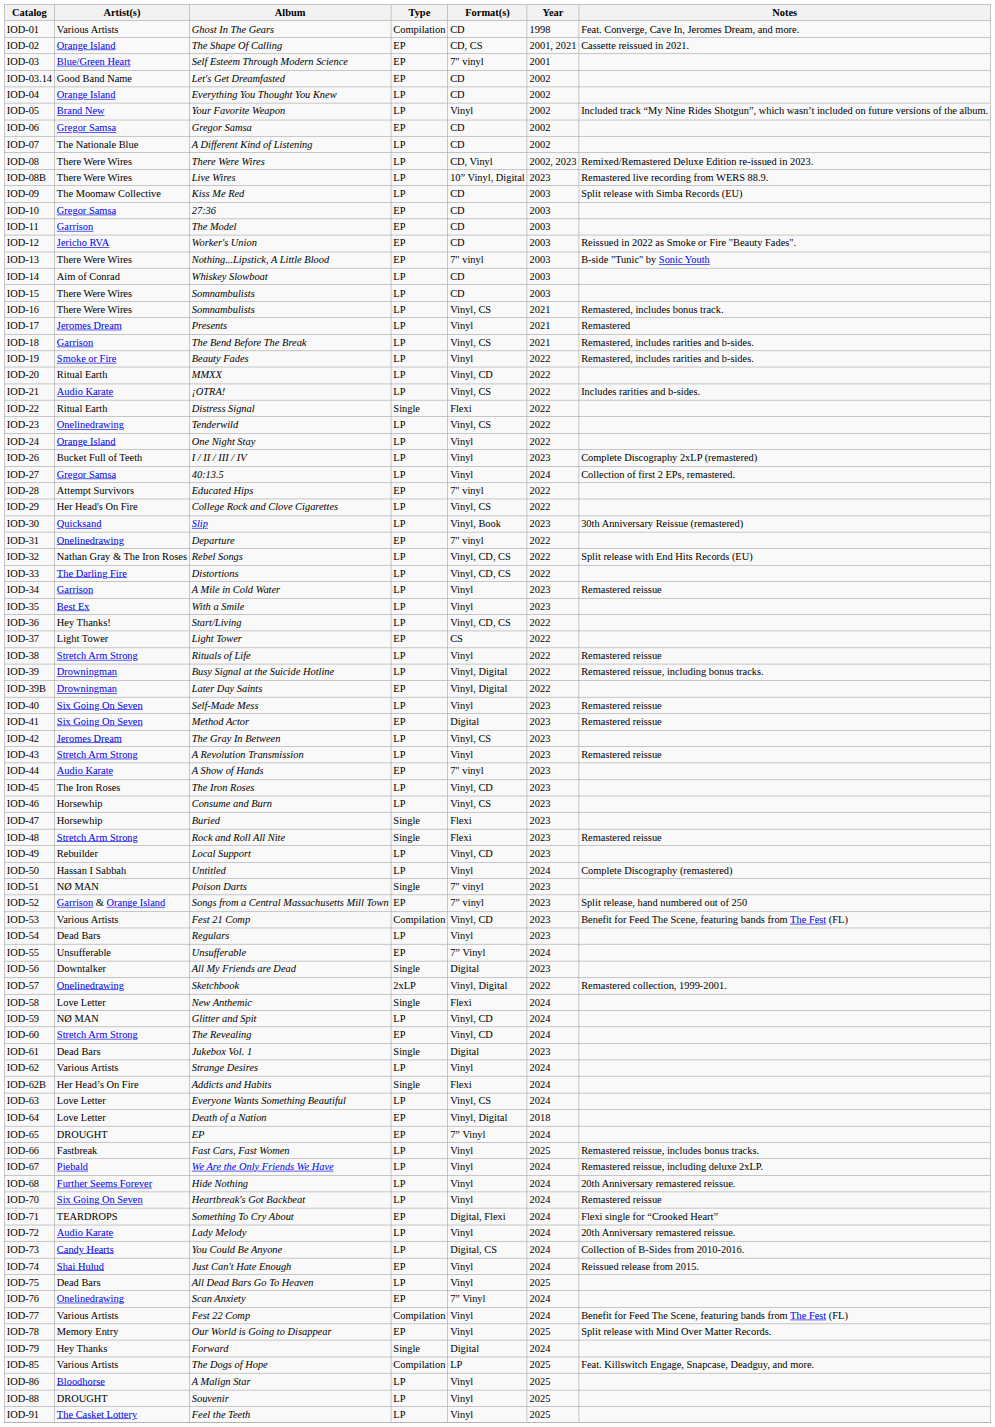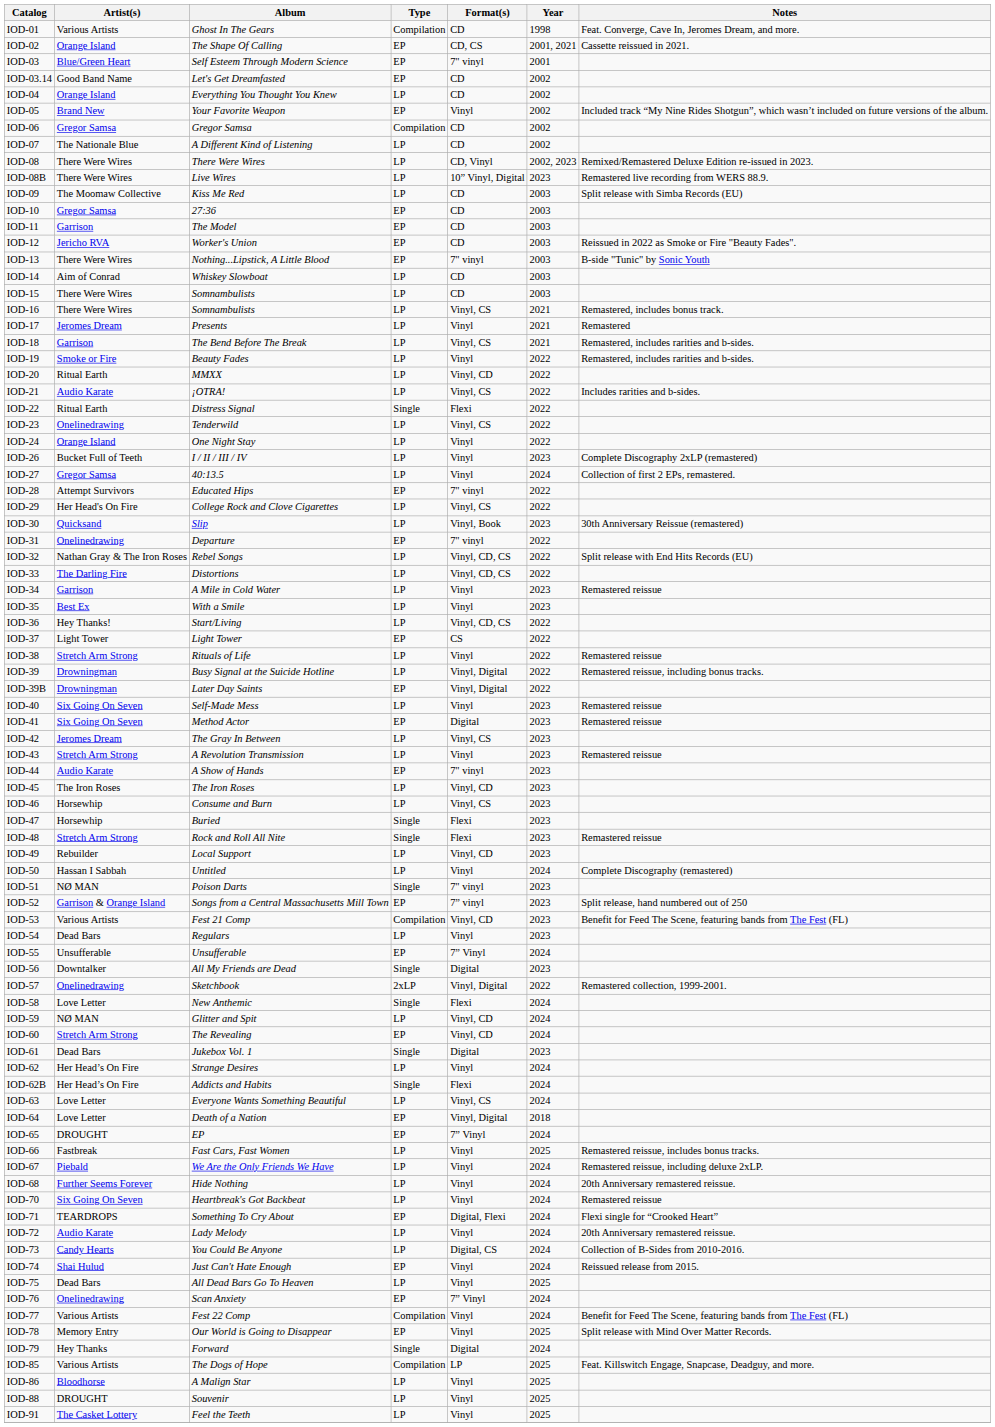(399, 111) LP -> (399, 111) EP
(399, 128) EP -> (419, 128) Compilation
(88, 1068) Various Artists -> (98, 1068) Her Head’s On Fire
